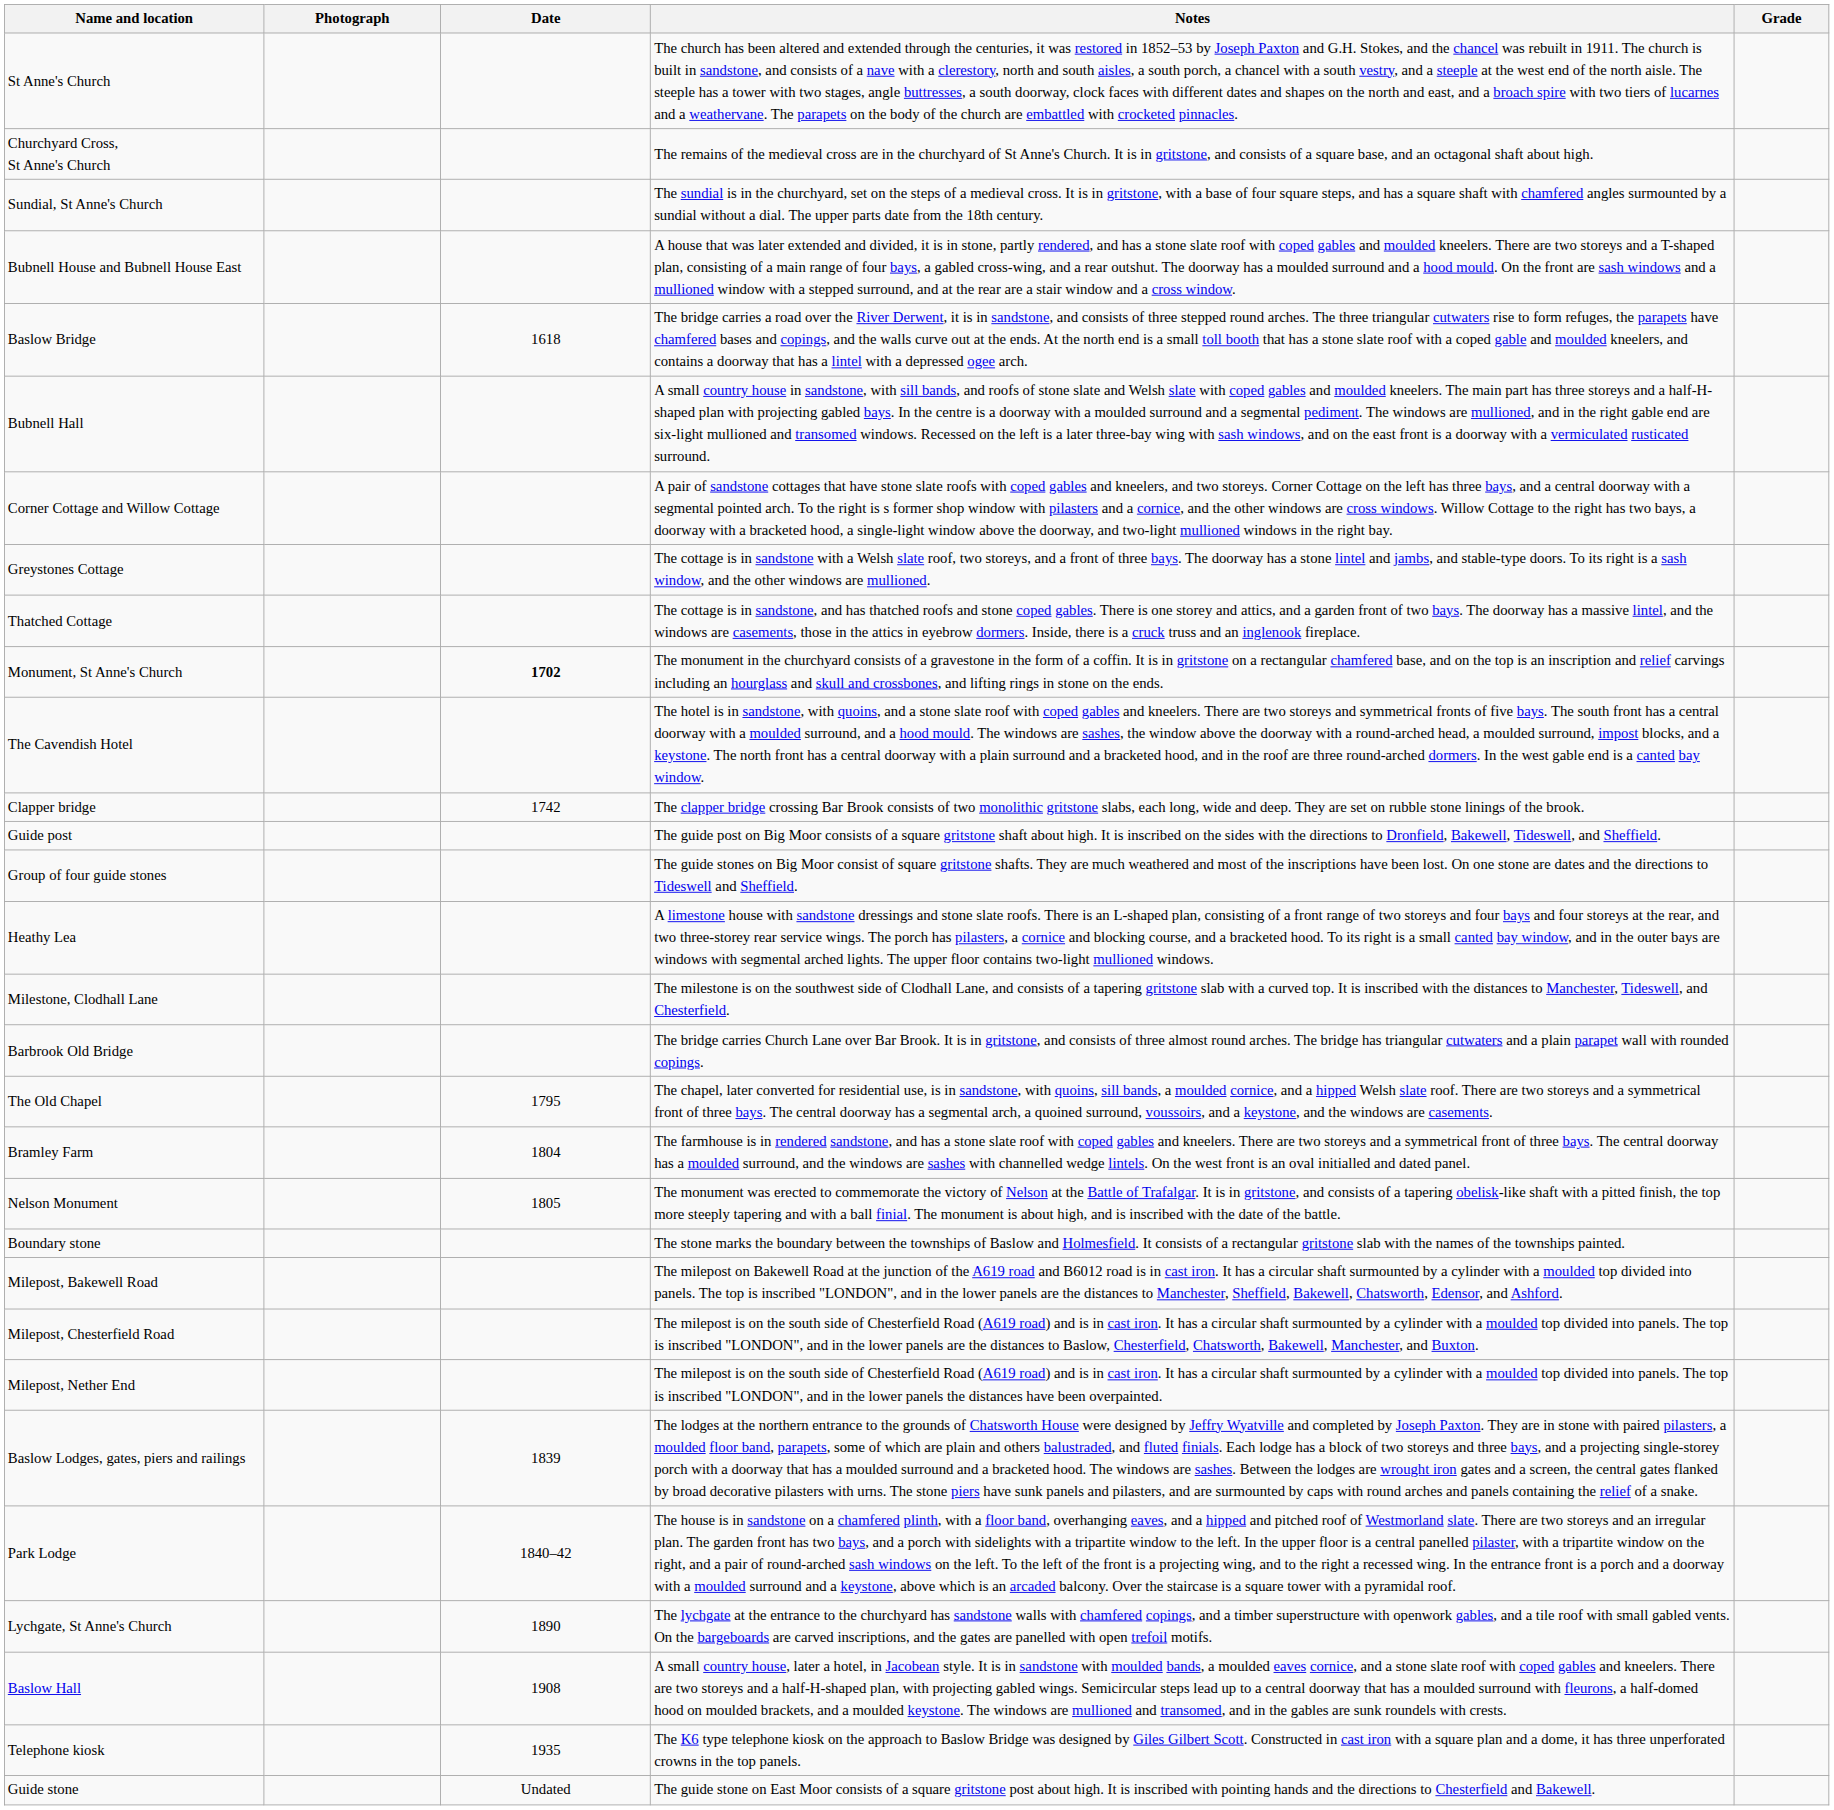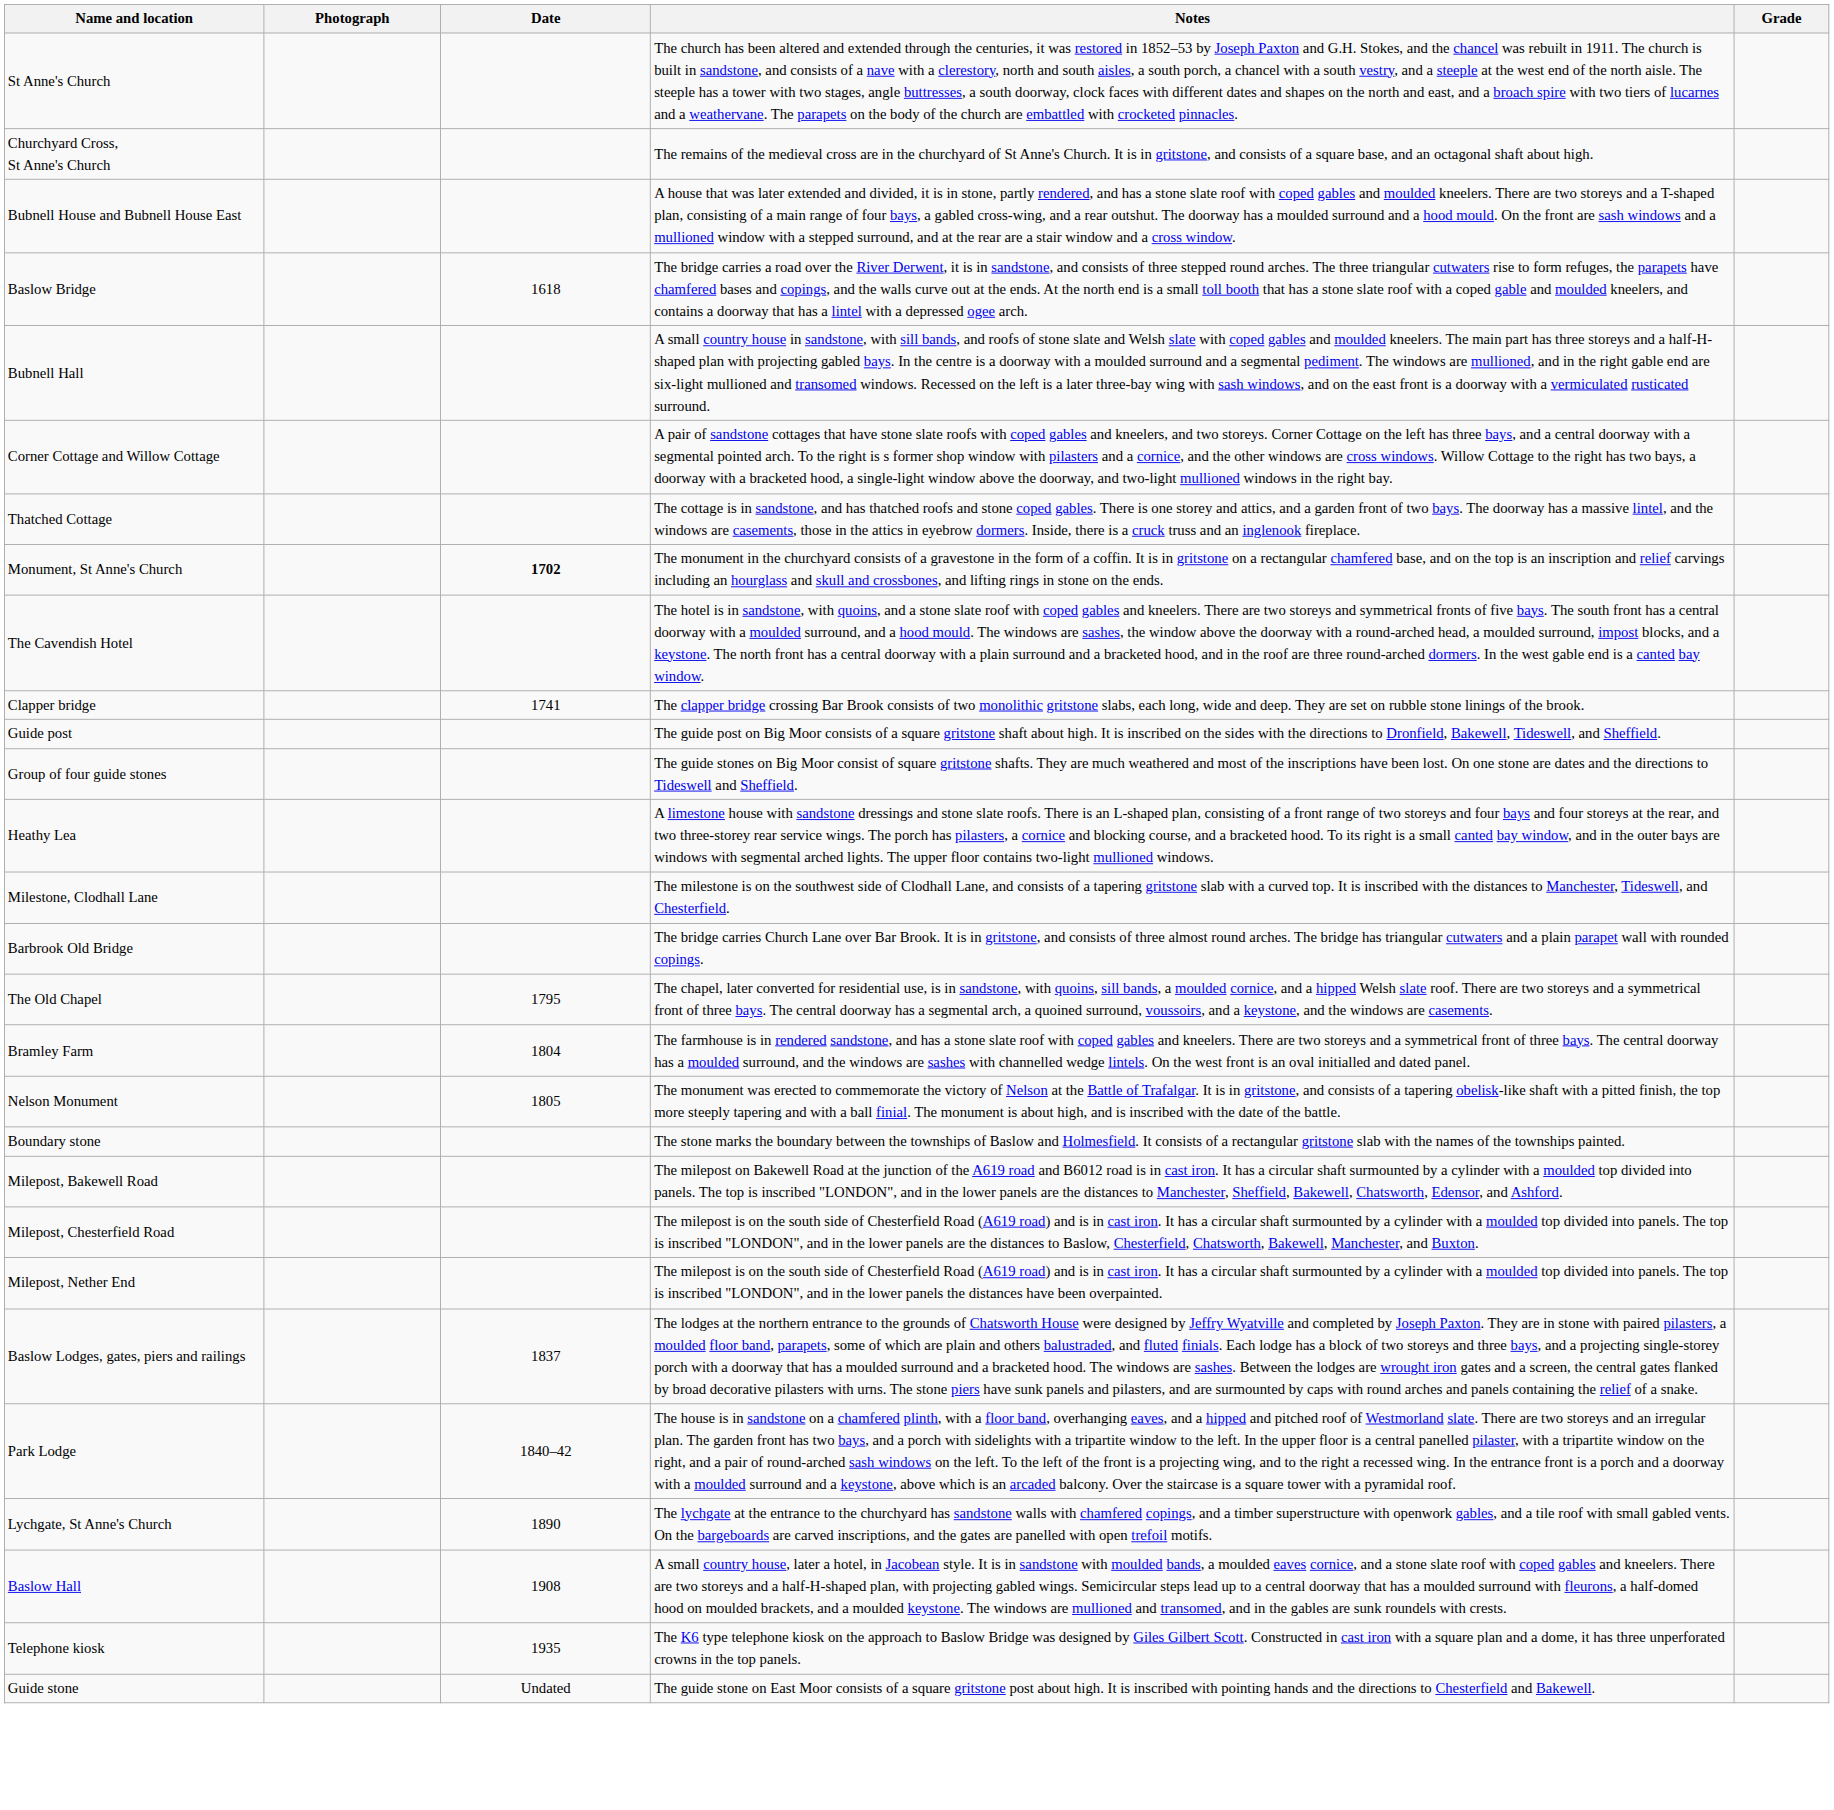- row: (85, 204)
- row: (66, 570)
(546, 806) 1742 -> (546, 705) 1741
(546, 1458) 1839 -> (546, 1356) 1837
